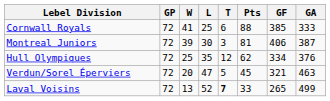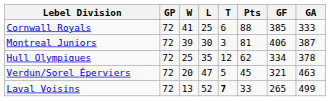(307, 58) 376 -> (307, 58) 378
